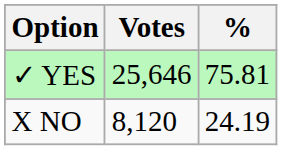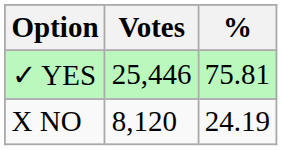(152, 74) 25,646 -> (152, 74) 25,446
